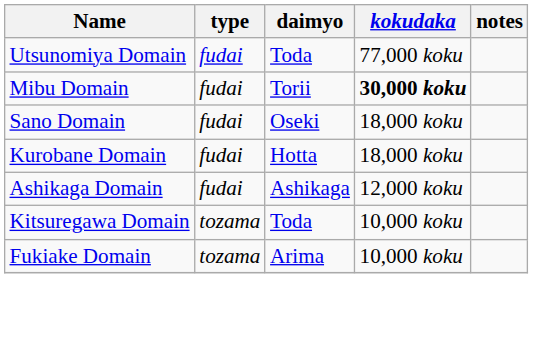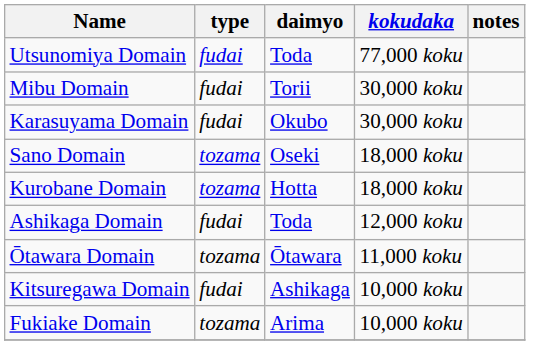(413, 88) bold -> (411, 88) normal
+ row: (99, 121)
(221, 121) fudai -> (230, 155) tozama
(221, 155) fudai -> (230, 188) tozama
(310, 188) Ashikaga -> (291, 222) Toda
+ row: (82, 255)
(230, 222) tozama -> (221, 289) fudai
(291, 222) Toda -> (310, 289) Ashikaga
